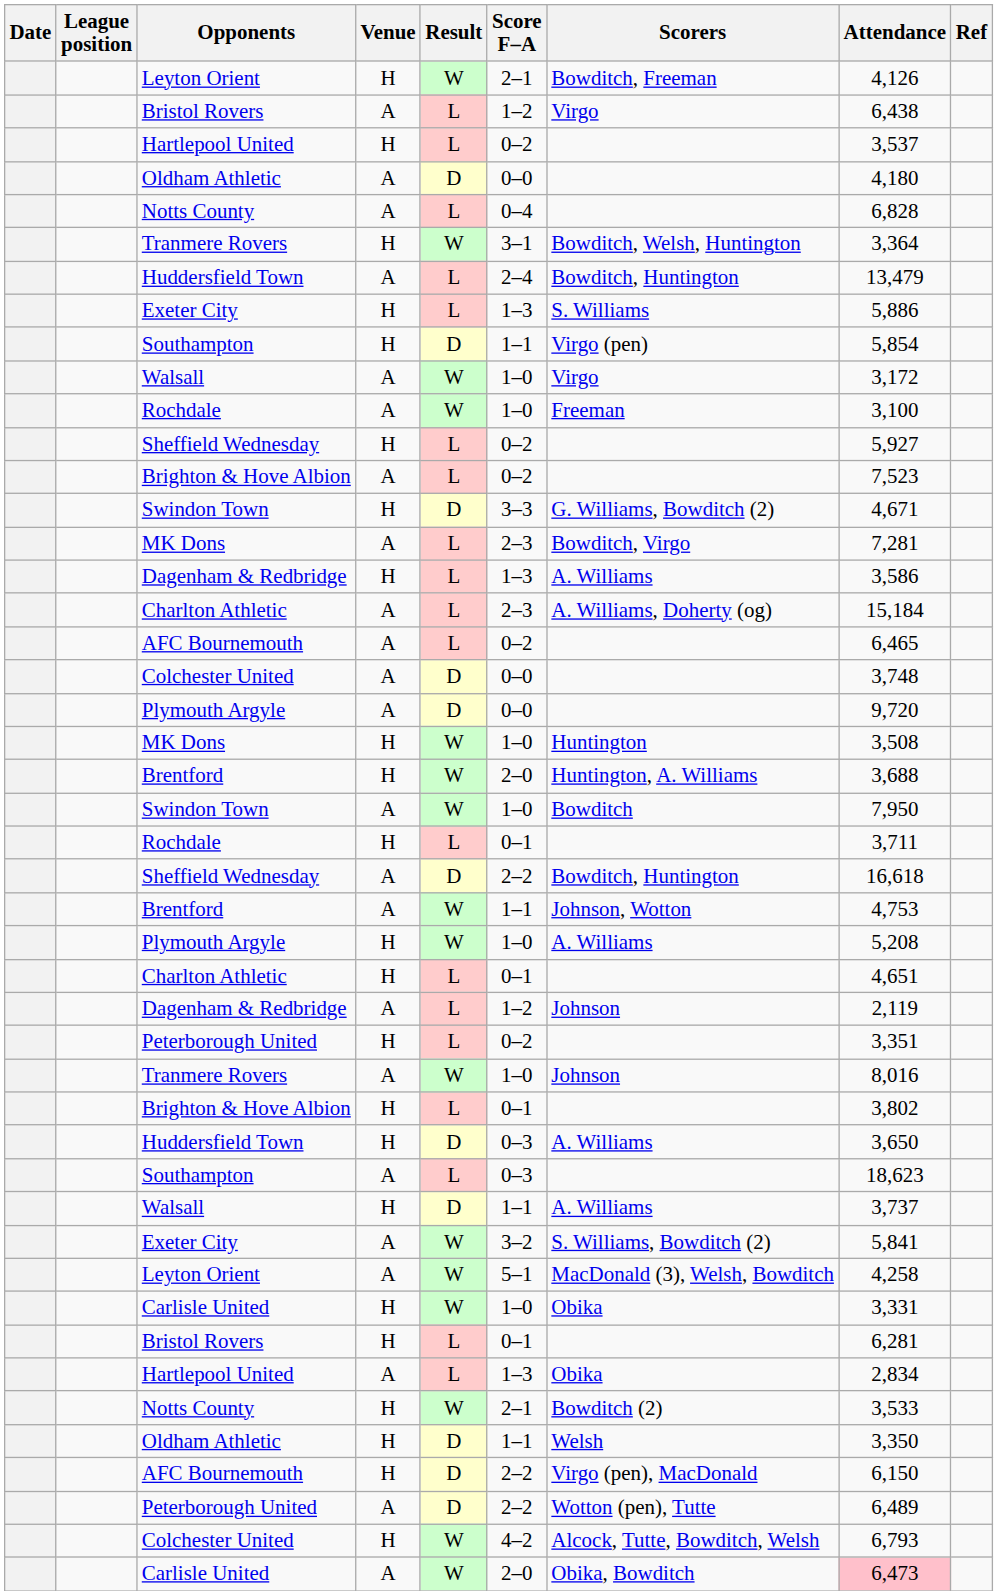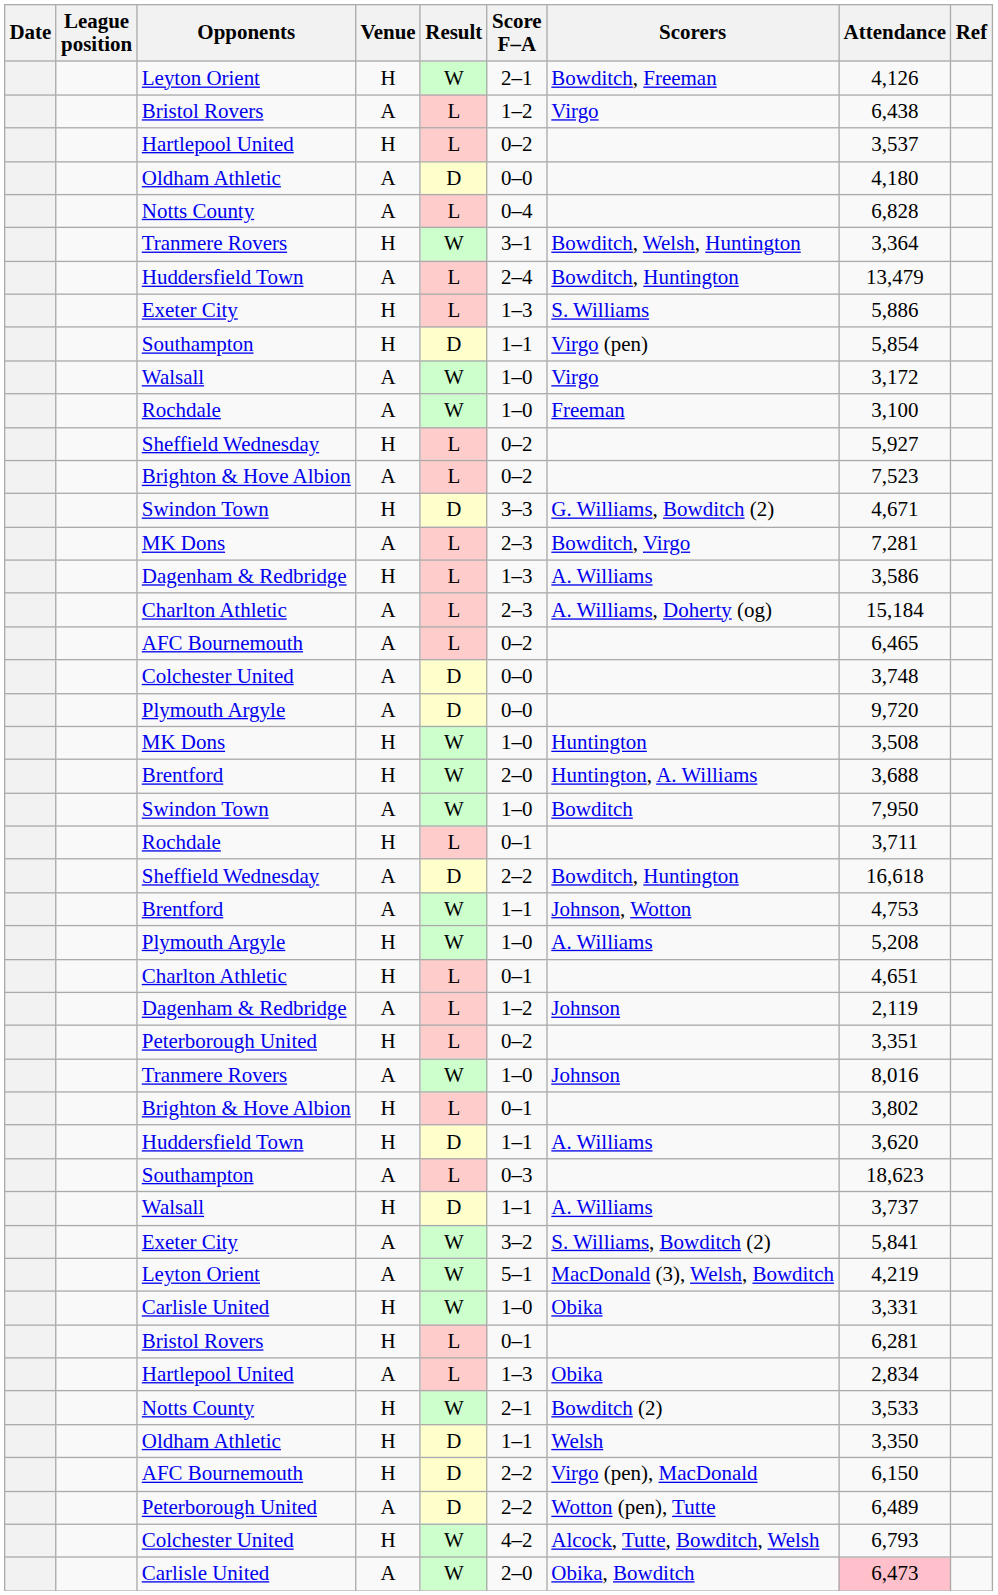(517, 1141) 0–3 -> (517, 1141) 1–1
(895, 1141) 3,650 -> (895, 1141) 3,620
(895, 1274) 4,258 -> (895, 1274) 4,219
